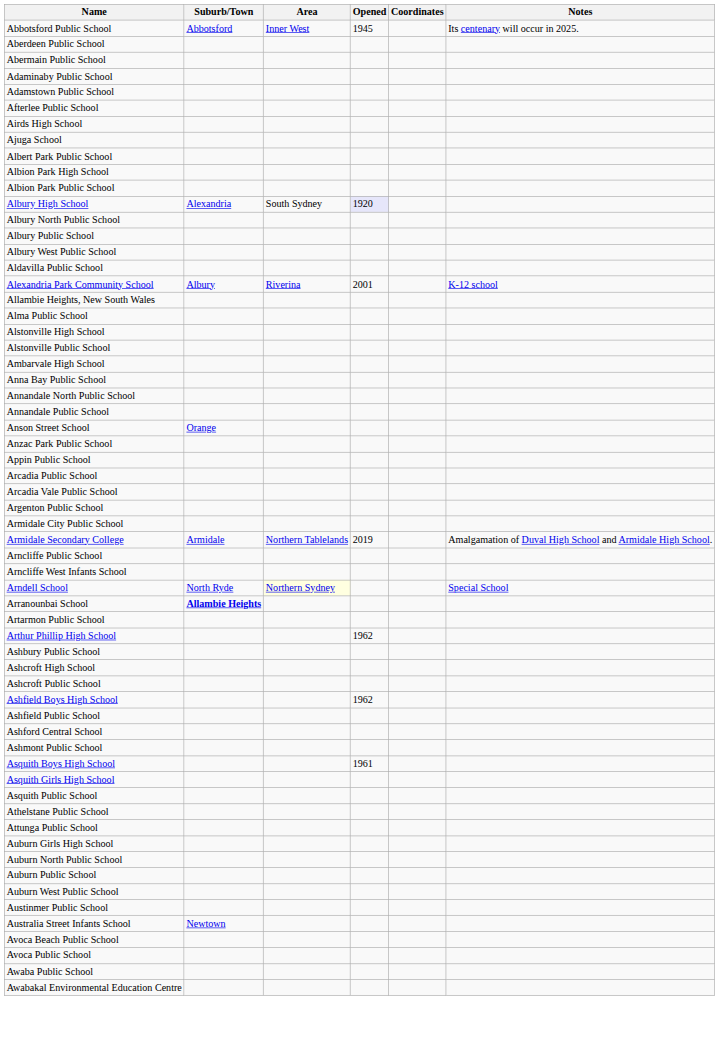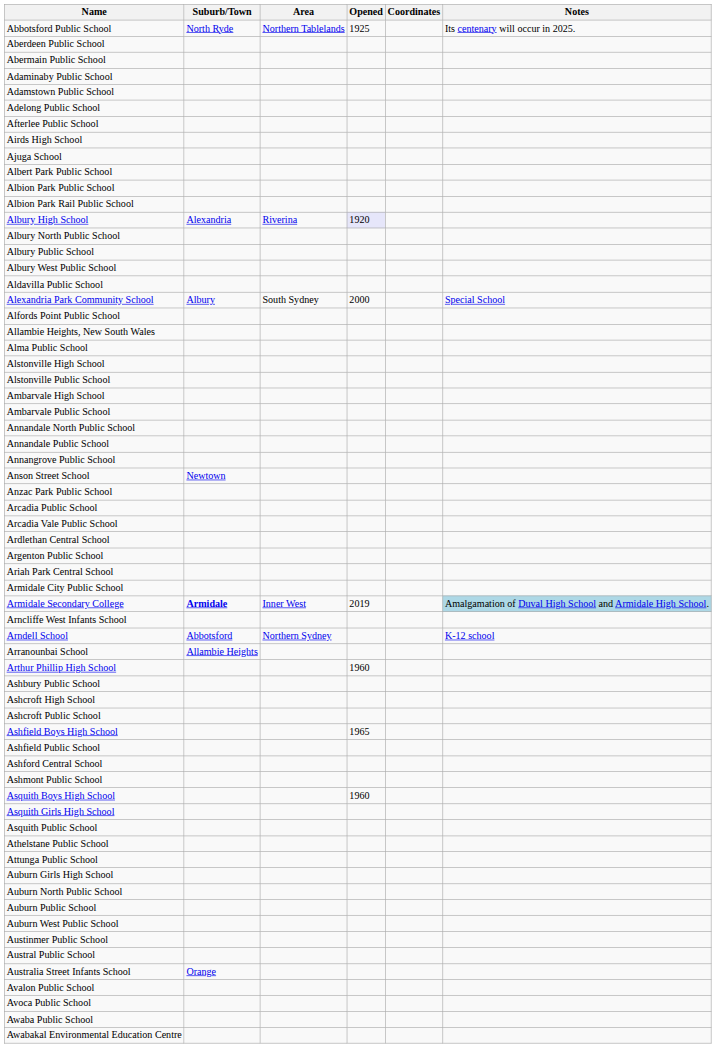(209, 28) Abbotsford -> (210, 28) North Ryde
(288, 28) Inner West -> (304, 28) Northern Tablelands
(363, 28) 1945 -> (359, 28) 1925
+ row: (53, 108)
- row: (58, 172)
+ row: (70, 204)
(294, 204) South Sydney -> (280, 220) Riverina
(283, 284) Riverina -> (291, 300) South Sydney
(363, 284) 2001 -> (359, 300) 2000
(473, 284) K-12 school -> (475, 300) Special School
+ row: (63, 316)
+ row: (58, 412)
- row: (56, 380)
+ row: (61, 460)
(201, 428) Orange -> (206, 476) Newtown
- row: (49, 460)
+ row: (58, 540)
+ row: (60, 572)
(205, 540) normal -> (207, 603) bold
(307, 540) Northern Tablelands -> (284, 603) Inner West
(580, 540) no background -> (577, 603) lightblue background
- row: (54, 556)
(210, 587) North Ryde -> (209, 635) Abbotsford
(300, 587) lightyellow background -> (297, 635) no background
(478, 587) Special School -> (470, 635) K-12 school
(224, 603) bold -> (222, 651) normal
- row: (56, 619)
(363, 635) 1962 -> (359, 667) 1960
(363, 699) 1962 -> (359, 731) 1965
(363, 763) 1961 -> (359, 795) 1960
+ row: (51, 955)
(206, 923) Newtown -> (201, 971) Orange
+ row: (51, 987)
- row: (63, 939)
